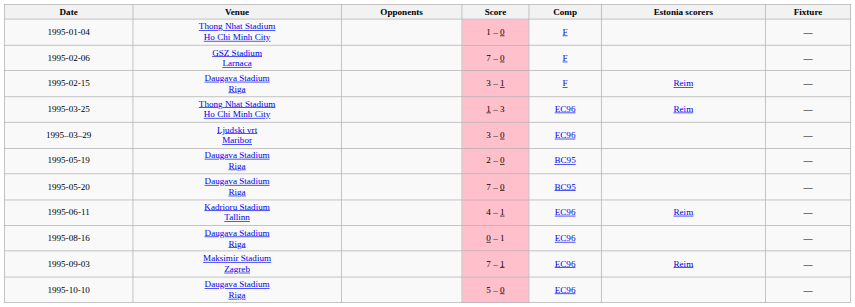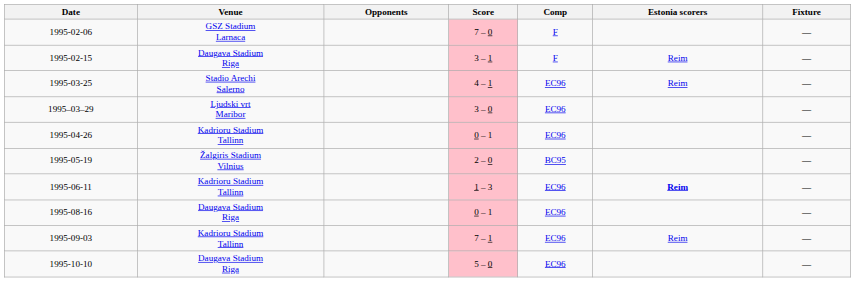- row: (69, 32)
(237, 109) Thong Nhat Stadium Ho Chi Minh City -> (231, 83) Stadio Arechi Salerno
(495, 109) 1 – 3 -> (483, 83) 4 – 1
+ row: (71, 135)
(237, 160) Daugava Stadium Riga -> (231, 160) Žalgiris Stadium Vilnius
- row: (69, 186)
(495, 212) 4 – 1 -> (483, 186) 1 – 3
(683, 212) normal -> (678, 186) bold
(237, 263) Maksimir Stadium Zagreb -> (231, 238) Kadrioru Stadium Tallinn
